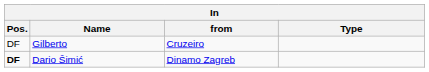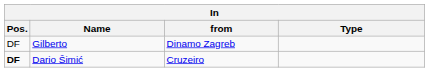(185, 44) Cruzeiro -> (201, 44) Dinamo Zagreb
(201, 60) Dinamo Zagreb -> (185, 60) Cruzeiro
